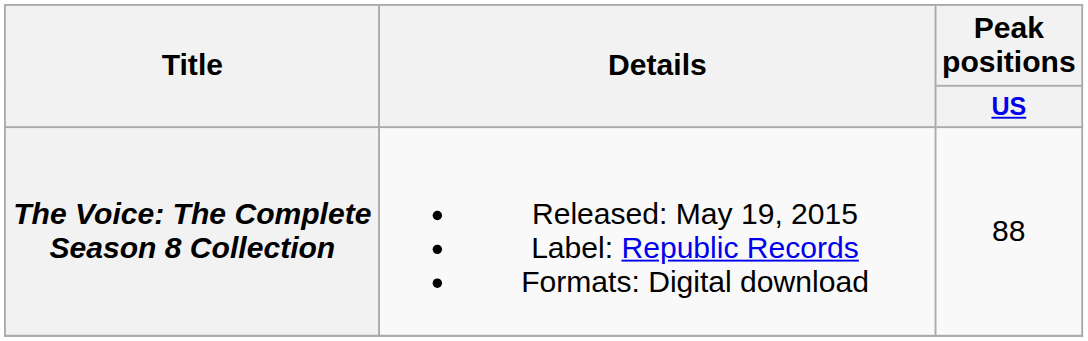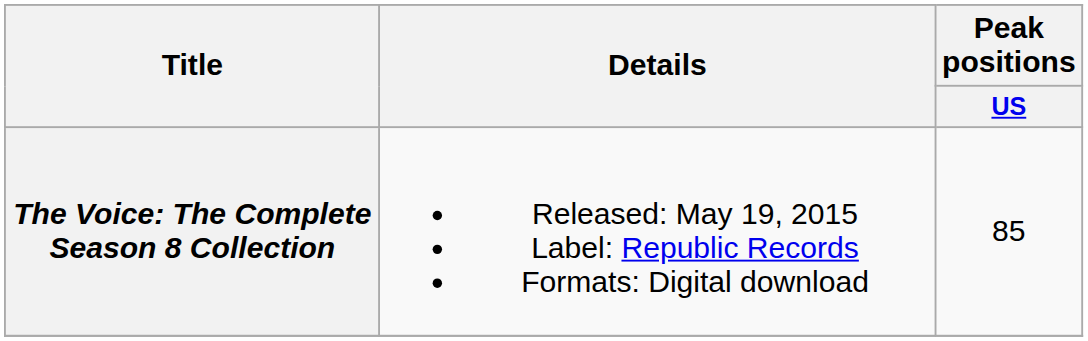(1009, 230) 88 -> (1009, 230) 85
